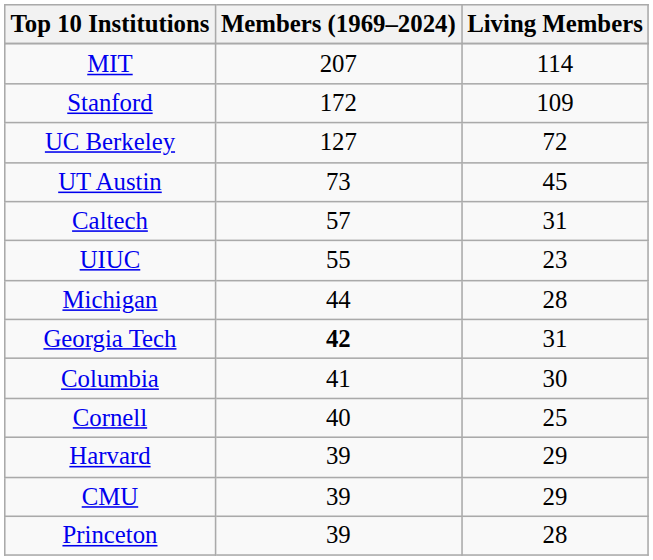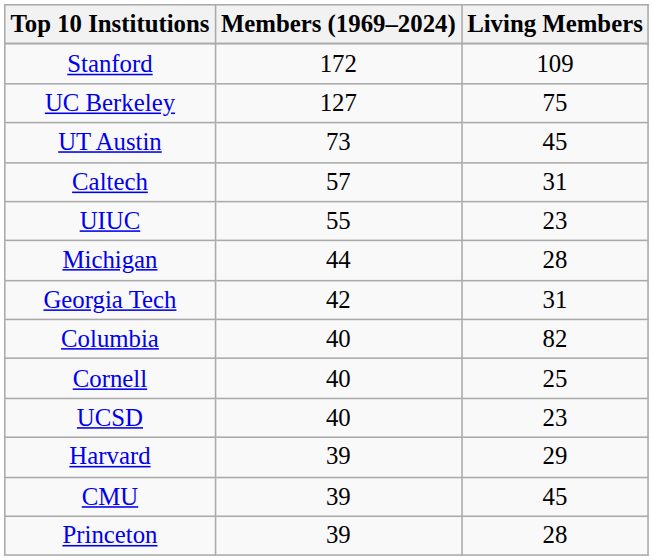- row: (110, 63)
(555, 142) 72 -> (555, 102) 75
(338, 338) bold -> (338, 299) normal
(338, 378) 41 -> (338, 338) 40
(555, 378) 30 -> (555, 338) 82
+ row: (110, 417)
(555, 496) 29 -> (555, 496) 45
